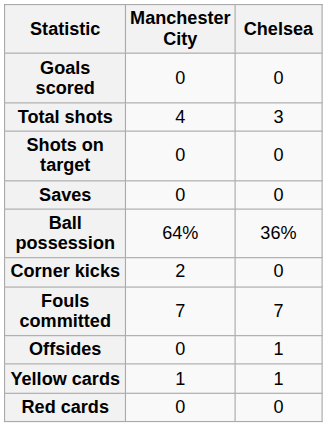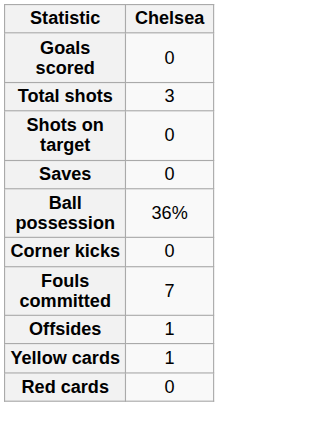- column: (180, 29)
